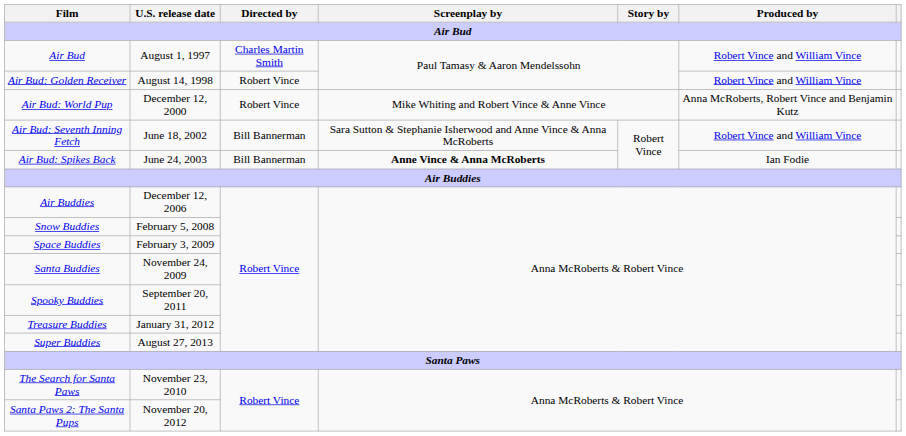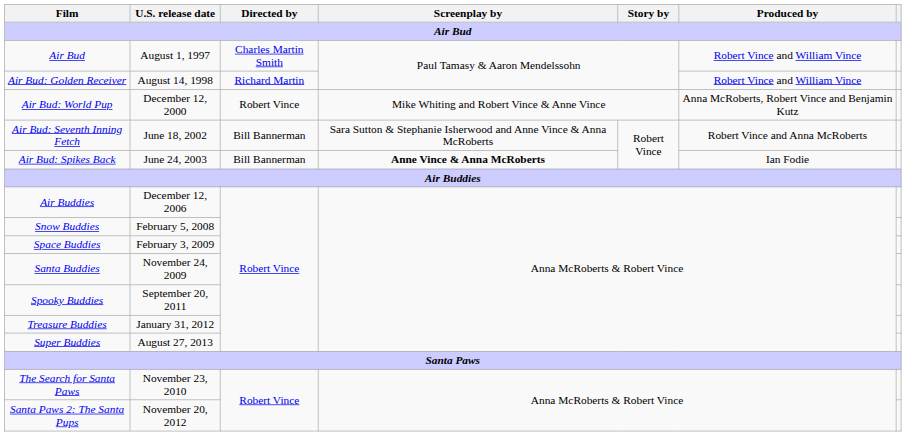(269, 80) Robert Vince -> (269, 80) Richard Martin
(788, 135) Robert Vince and William Vince -> (788, 135) Robert Vince and Anna McRoberts
